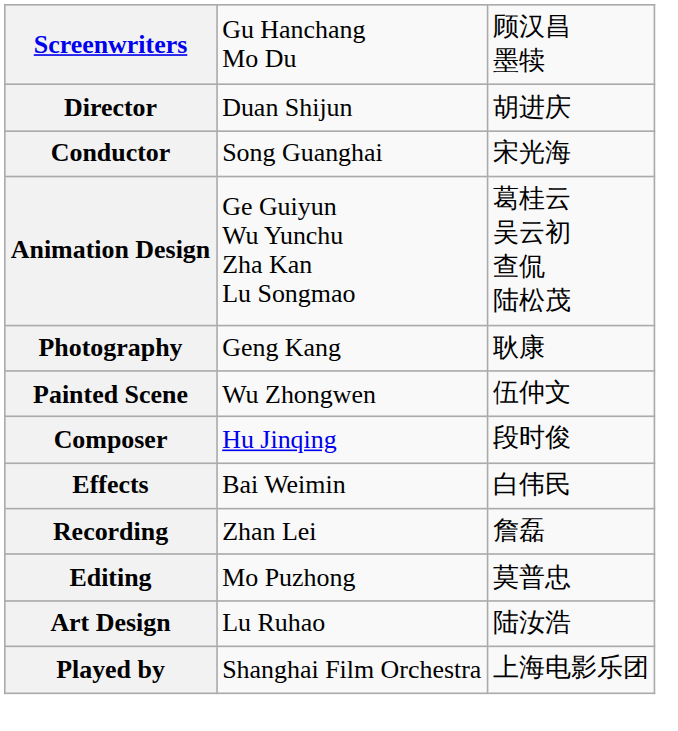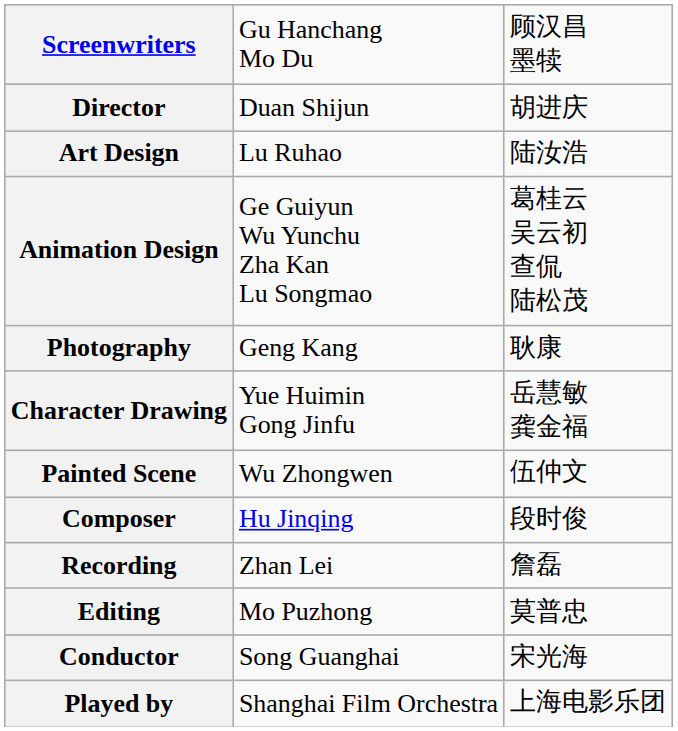rows swapped: (111, 623) <-> (111, 153)
+ row: (119, 410)
- row: (111, 485)
